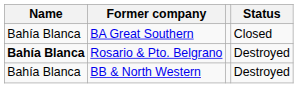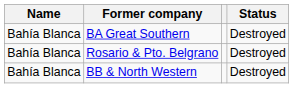(253, 33) Closed -> (258, 33) Destroyed
(46, 53) bold -> (44, 53) normal
